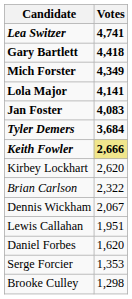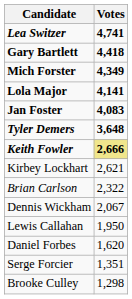(111, 129) 3,684 -> (111, 129) 3,648
(111, 168) 2,620 -> (111, 168) 2,621
(111, 226) 1,951 -> (111, 226) 1,950
(111, 264) 1,353 -> (111, 264) 1,351
